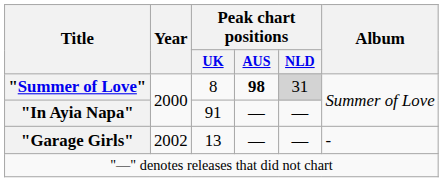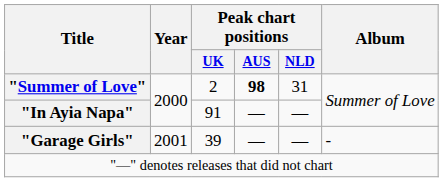(213, 86) 8 -> (213, 86) 2
(300, 86) lightgrey background -> (300, 86) no background
(171, 140) 2002 -> (171, 140) 2001
(213, 140) 13 -> (213, 140) 39
